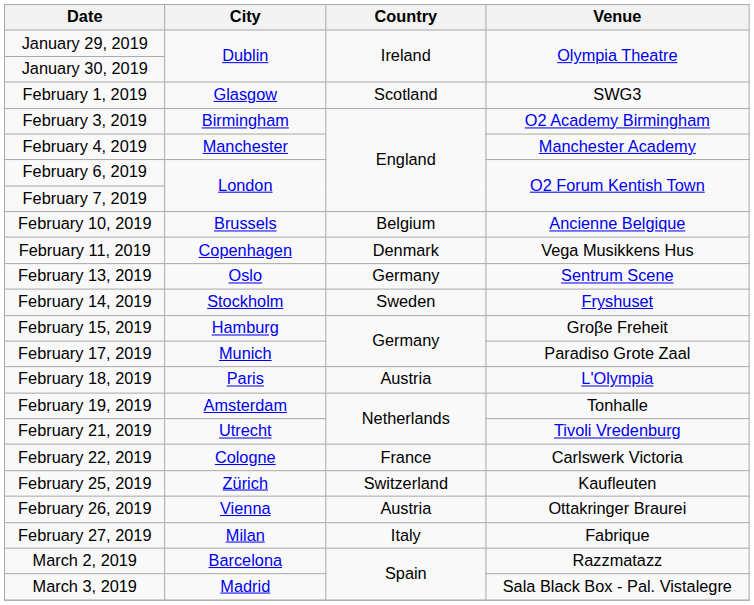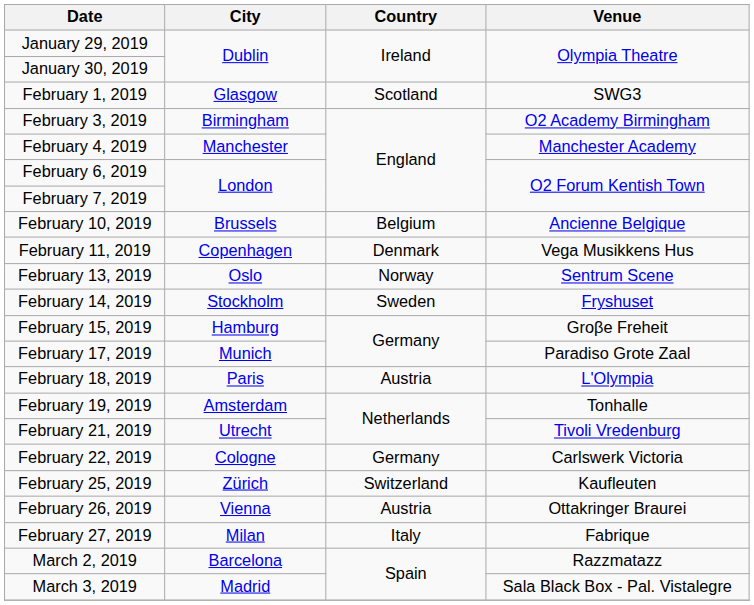(406, 276) Germany -> (406, 276) Norway
(406, 457) France -> (406, 457) Germany
